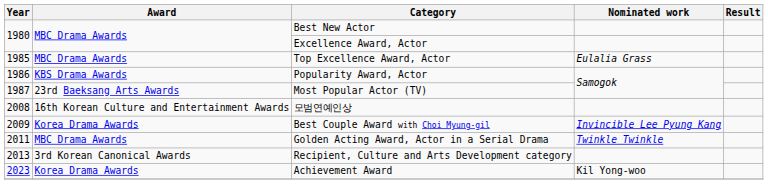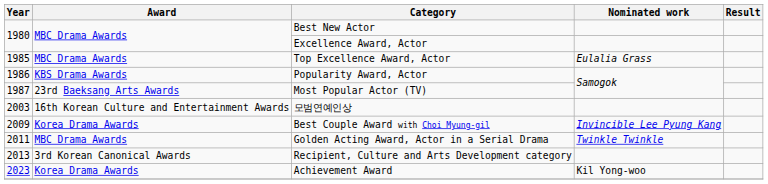(18, 107) 2008 -> (18, 107) 2003
